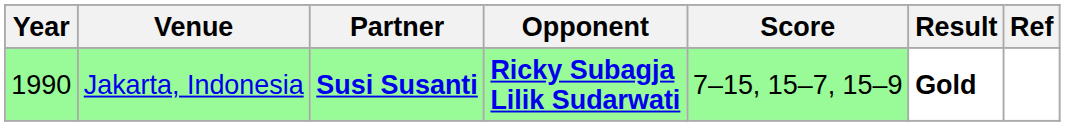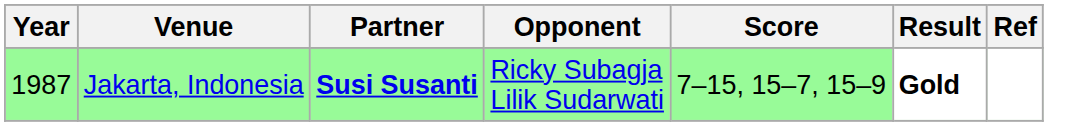(41, 84) 1990 -> (41, 84) 1987
(585, 84) bold -> (577, 84) normal
